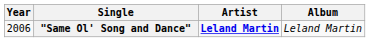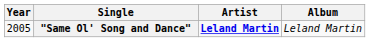(19, 29) 2006 -> (19, 29) 2005
